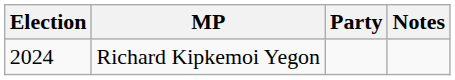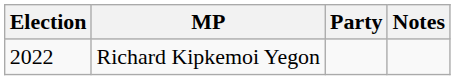(32, 56) 2024 -> (32, 56) 2022
